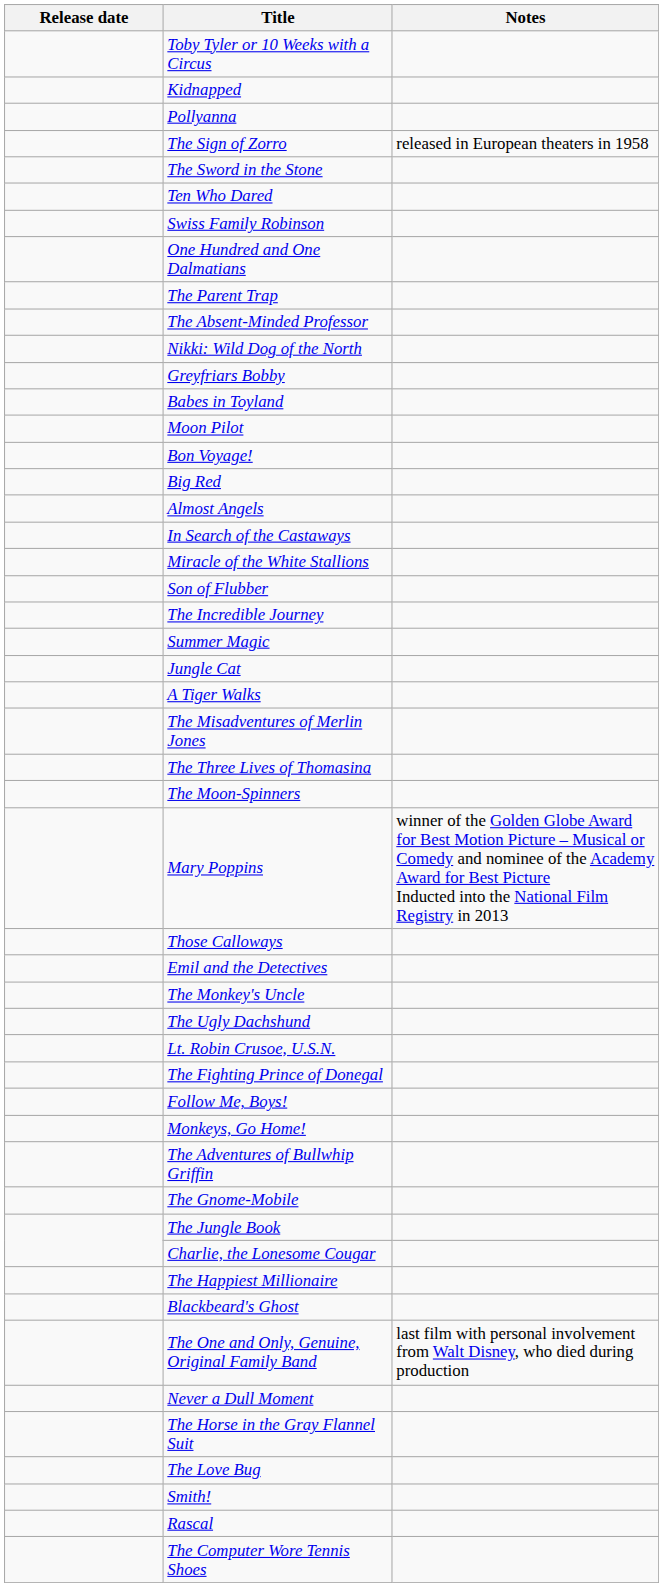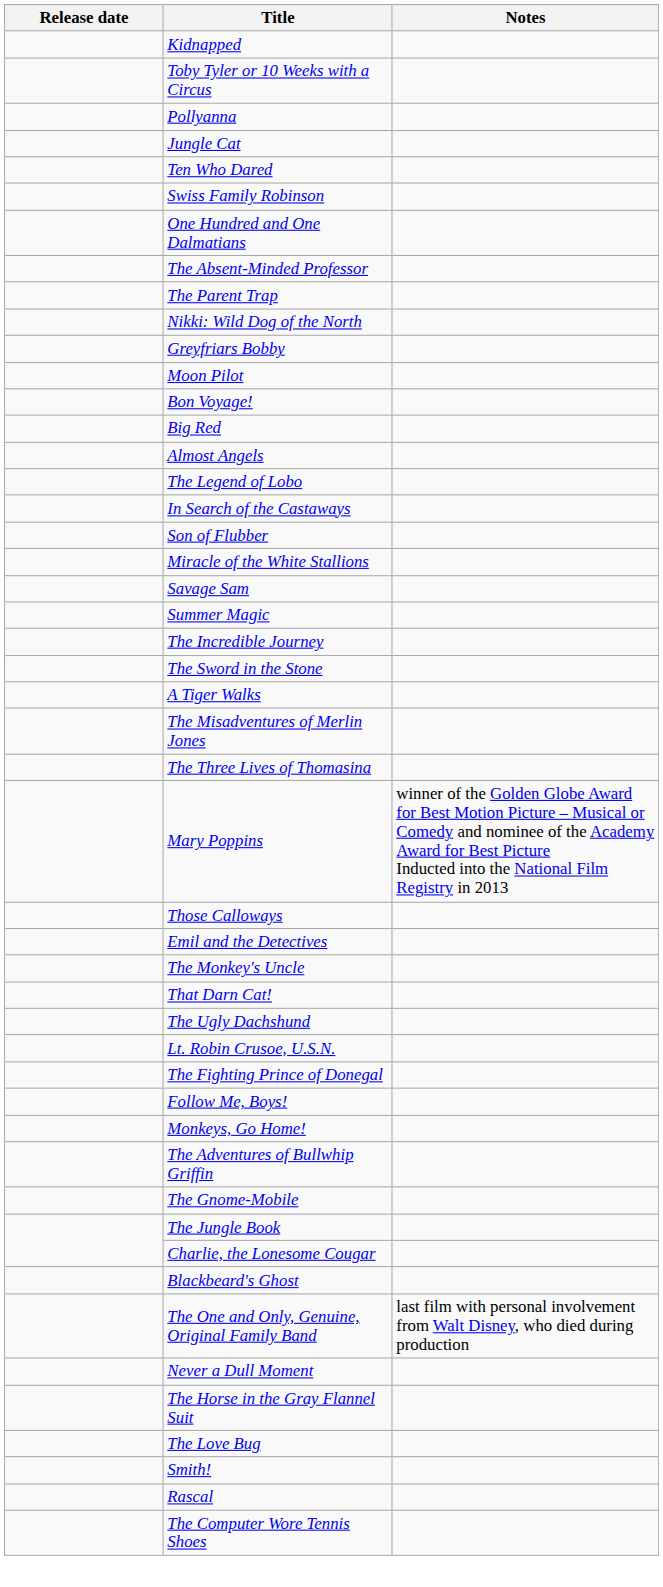rows swapped: (268, 53) <-> (204, 90)
- row: (227, 143)
rows swapped: (204, 668) <-> (245, 169)
rows swapped: (268, 322) <-> (223, 295)
- row: (225, 401)
+ row: (235, 481)
rows swapped: (218, 588) <-> (268, 561)
+ row: (208, 588)
rows swapped: (218, 641) <-> (245, 615)
- row: (234, 793)
+ row: (220, 994)
- row: (252, 1280)
